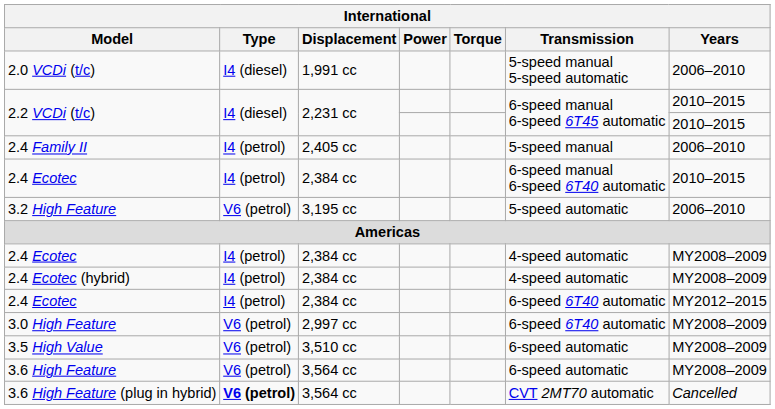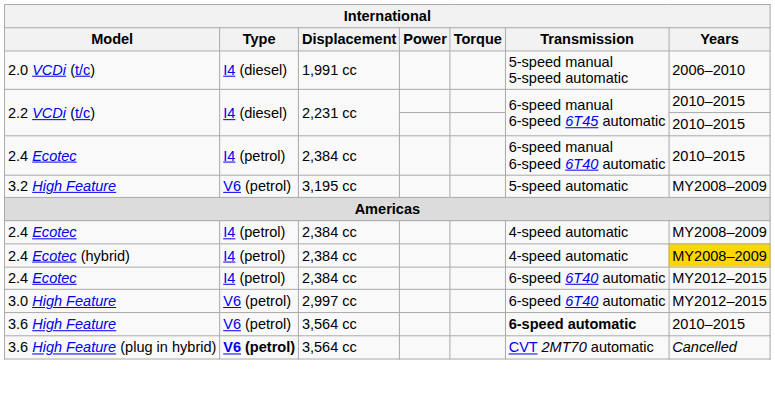- row: (48, 147)
(709, 210) 2006–2010 -> (720, 187) MY2008–2009
(720, 278) no background -> (720, 256) gold background
(720, 324) MY2008–2009 -> (720, 301) MY2012–2015
- row: (55, 347)
(568, 370) normal -> (572, 324) bold
(720, 370) MY2008–2009 -> (709, 324) 2010–2015
